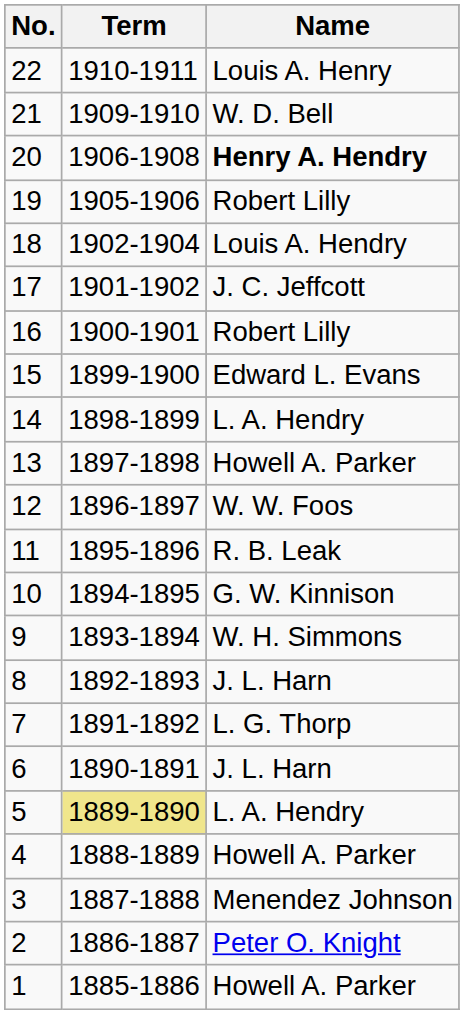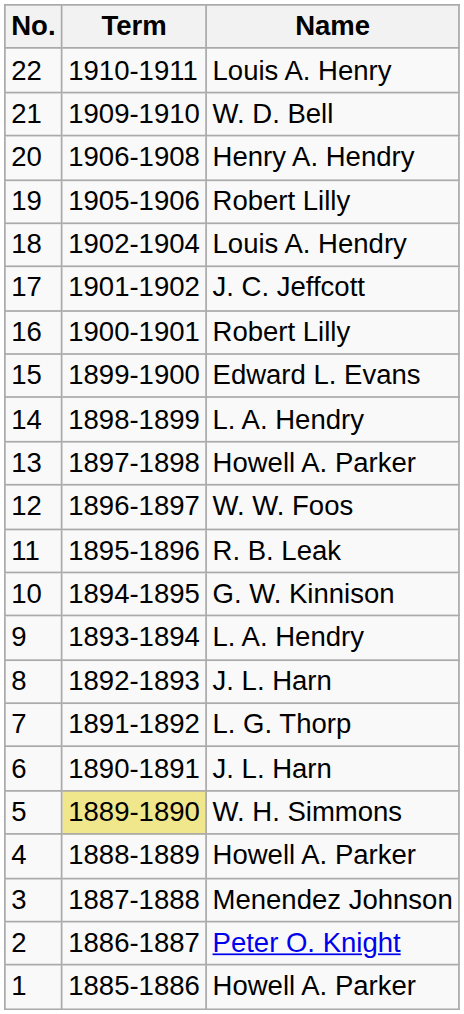(320, 157) bold -> (313, 157) normal
(307, 637) W. H. Simmons -> (288, 637) L. A. Hendry
(288, 811) L. A. Hendry -> (307, 811) W. H. Simmons
